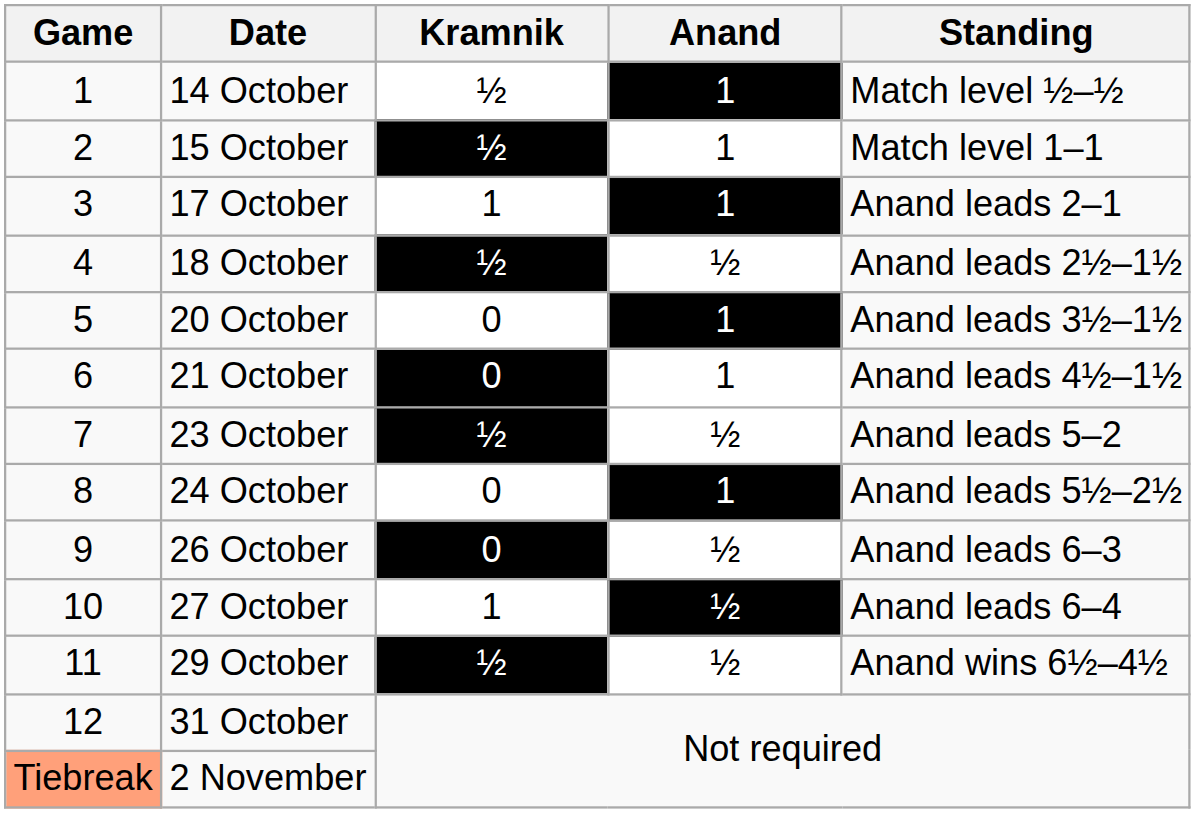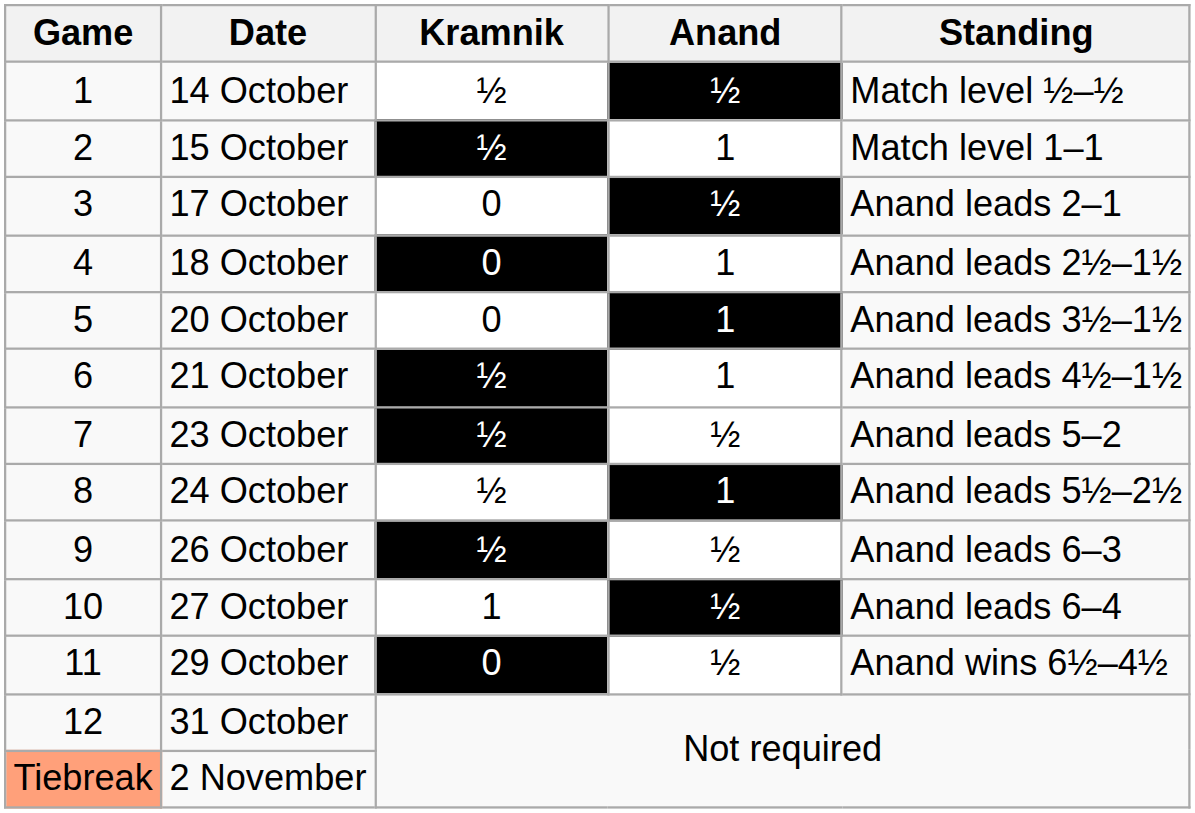(725, 90) 1 -> (725, 90) ½
(492, 205) 1 -> (492, 205) 0
(725, 205) 1 -> (725, 205) ½
(492, 262) ½ -> (492, 262) 0
(725, 262) ½ -> (725, 262) 1
(492, 377) 0 -> (492, 377) ½
(492, 491) 0 -> (492, 491) ½
(492, 549) 0 -> (492, 549) ½
(492, 663) ½ -> (492, 663) 0
